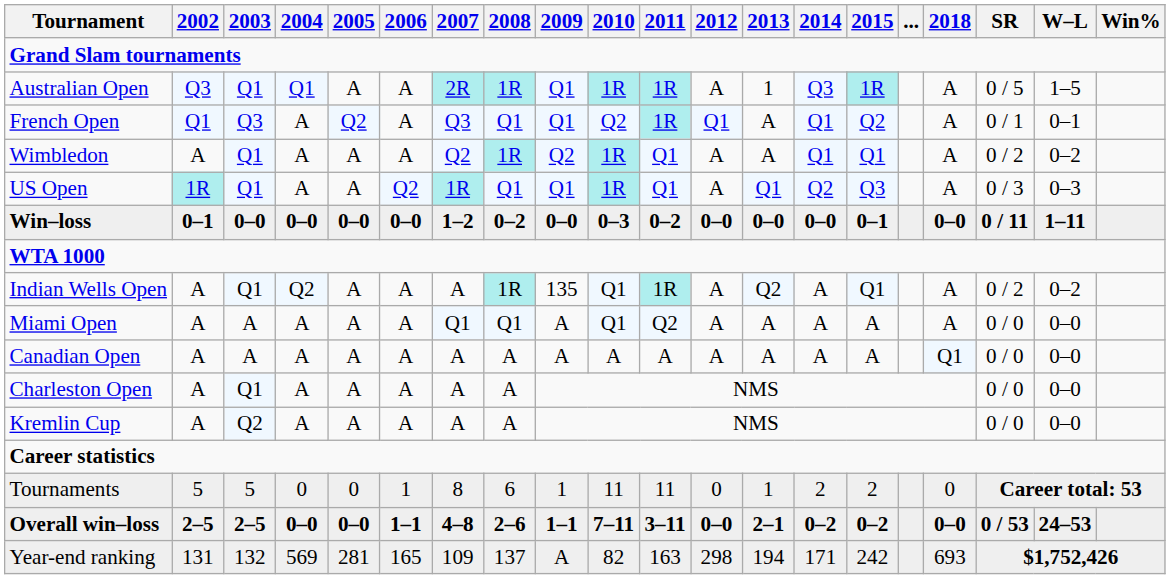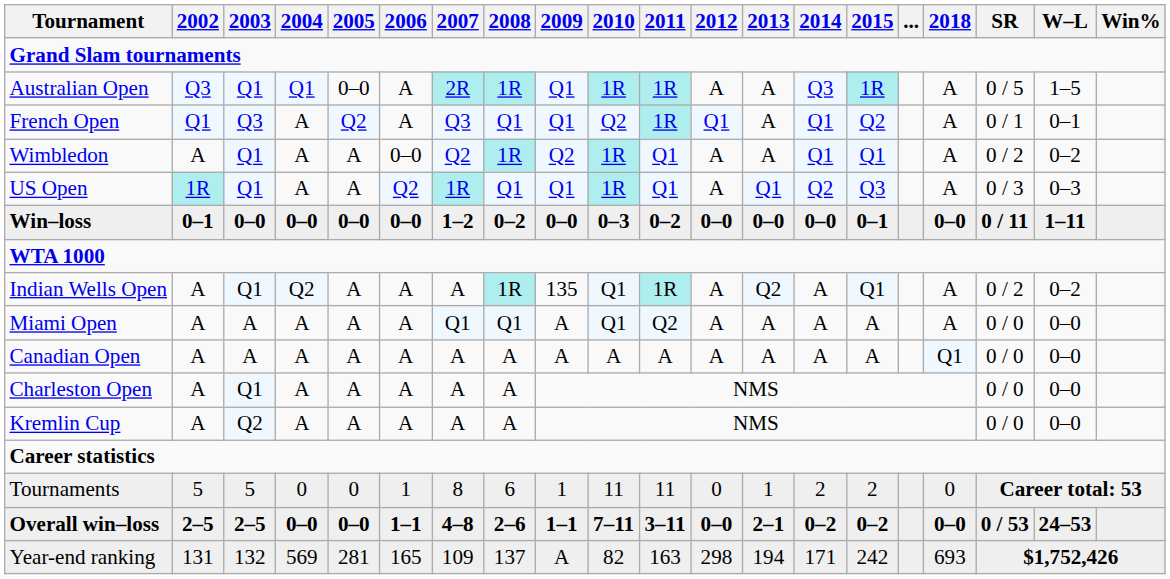(354, 88) A -> (354, 88) 0–0
(768, 88) 1 -> (768, 88) A
(406, 155) A -> (406, 155) 0–0
